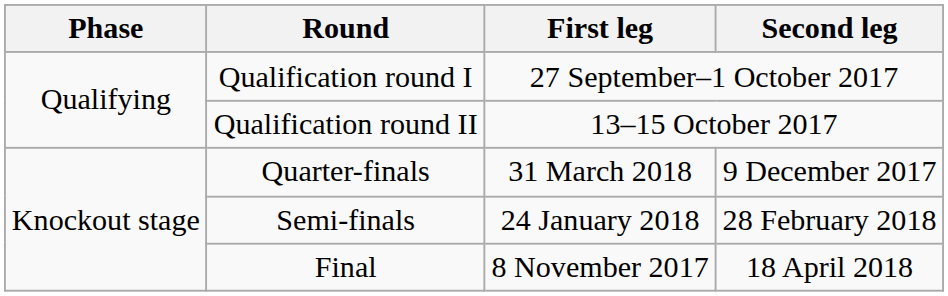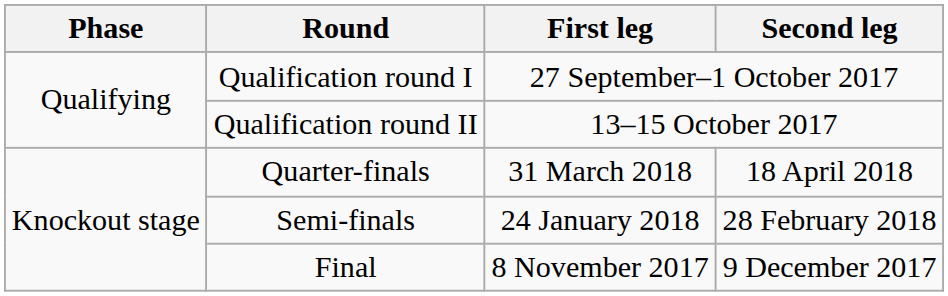(830, 171) 9 December 2017 -> (830, 171) 18 April 2018
(830, 266) 18 April 2018 -> (830, 266) 9 December 2017
